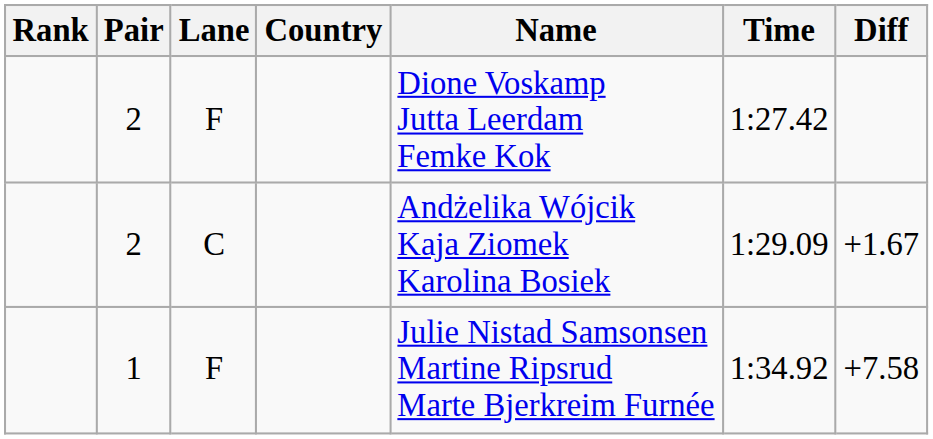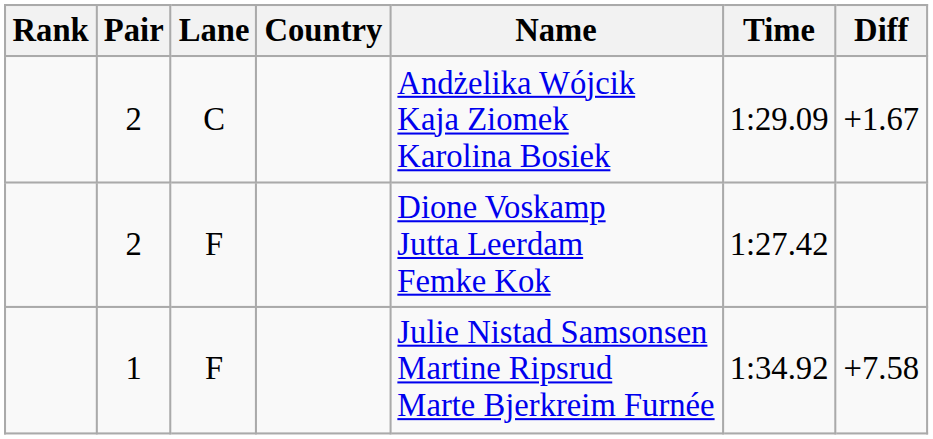rows swapped: (134, 118) <-> (134, 244)
